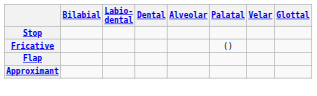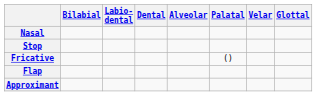+ row: (32, 33)
